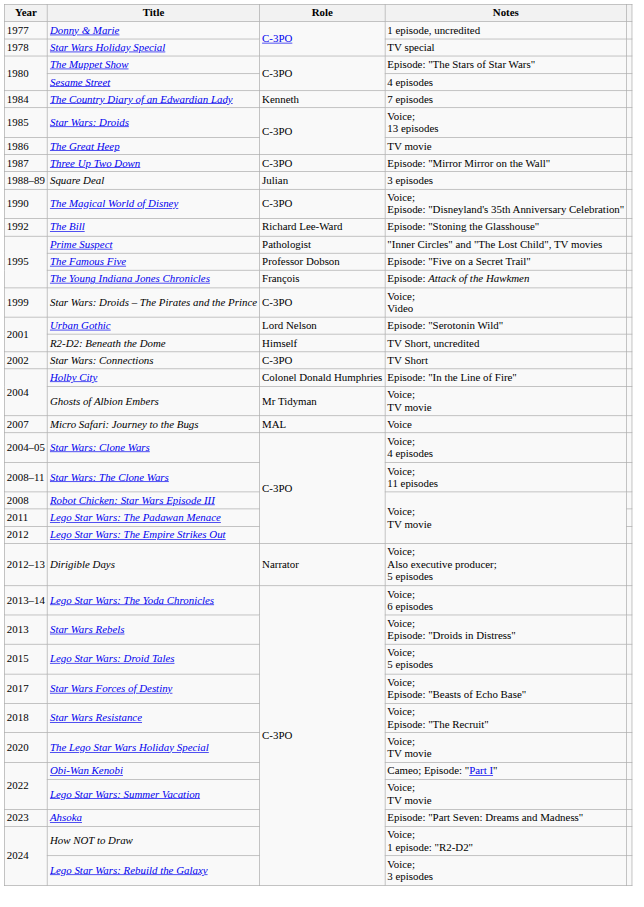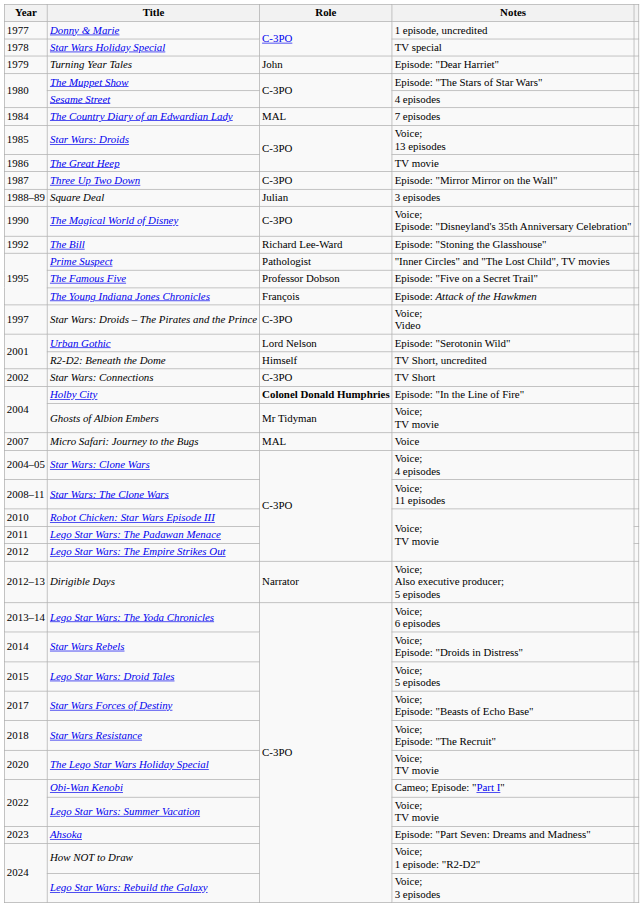+ row: (91, 64)
(281, 99) Kenneth -> (274, 116) MAL
(18, 302) 1999 -> (18, 319) 1997
(322, 377) normal -> (326, 394) bold
(18, 500) 2008 -> (18, 517) 2010
(18, 629) 2013 -> (18, 647) 2014
